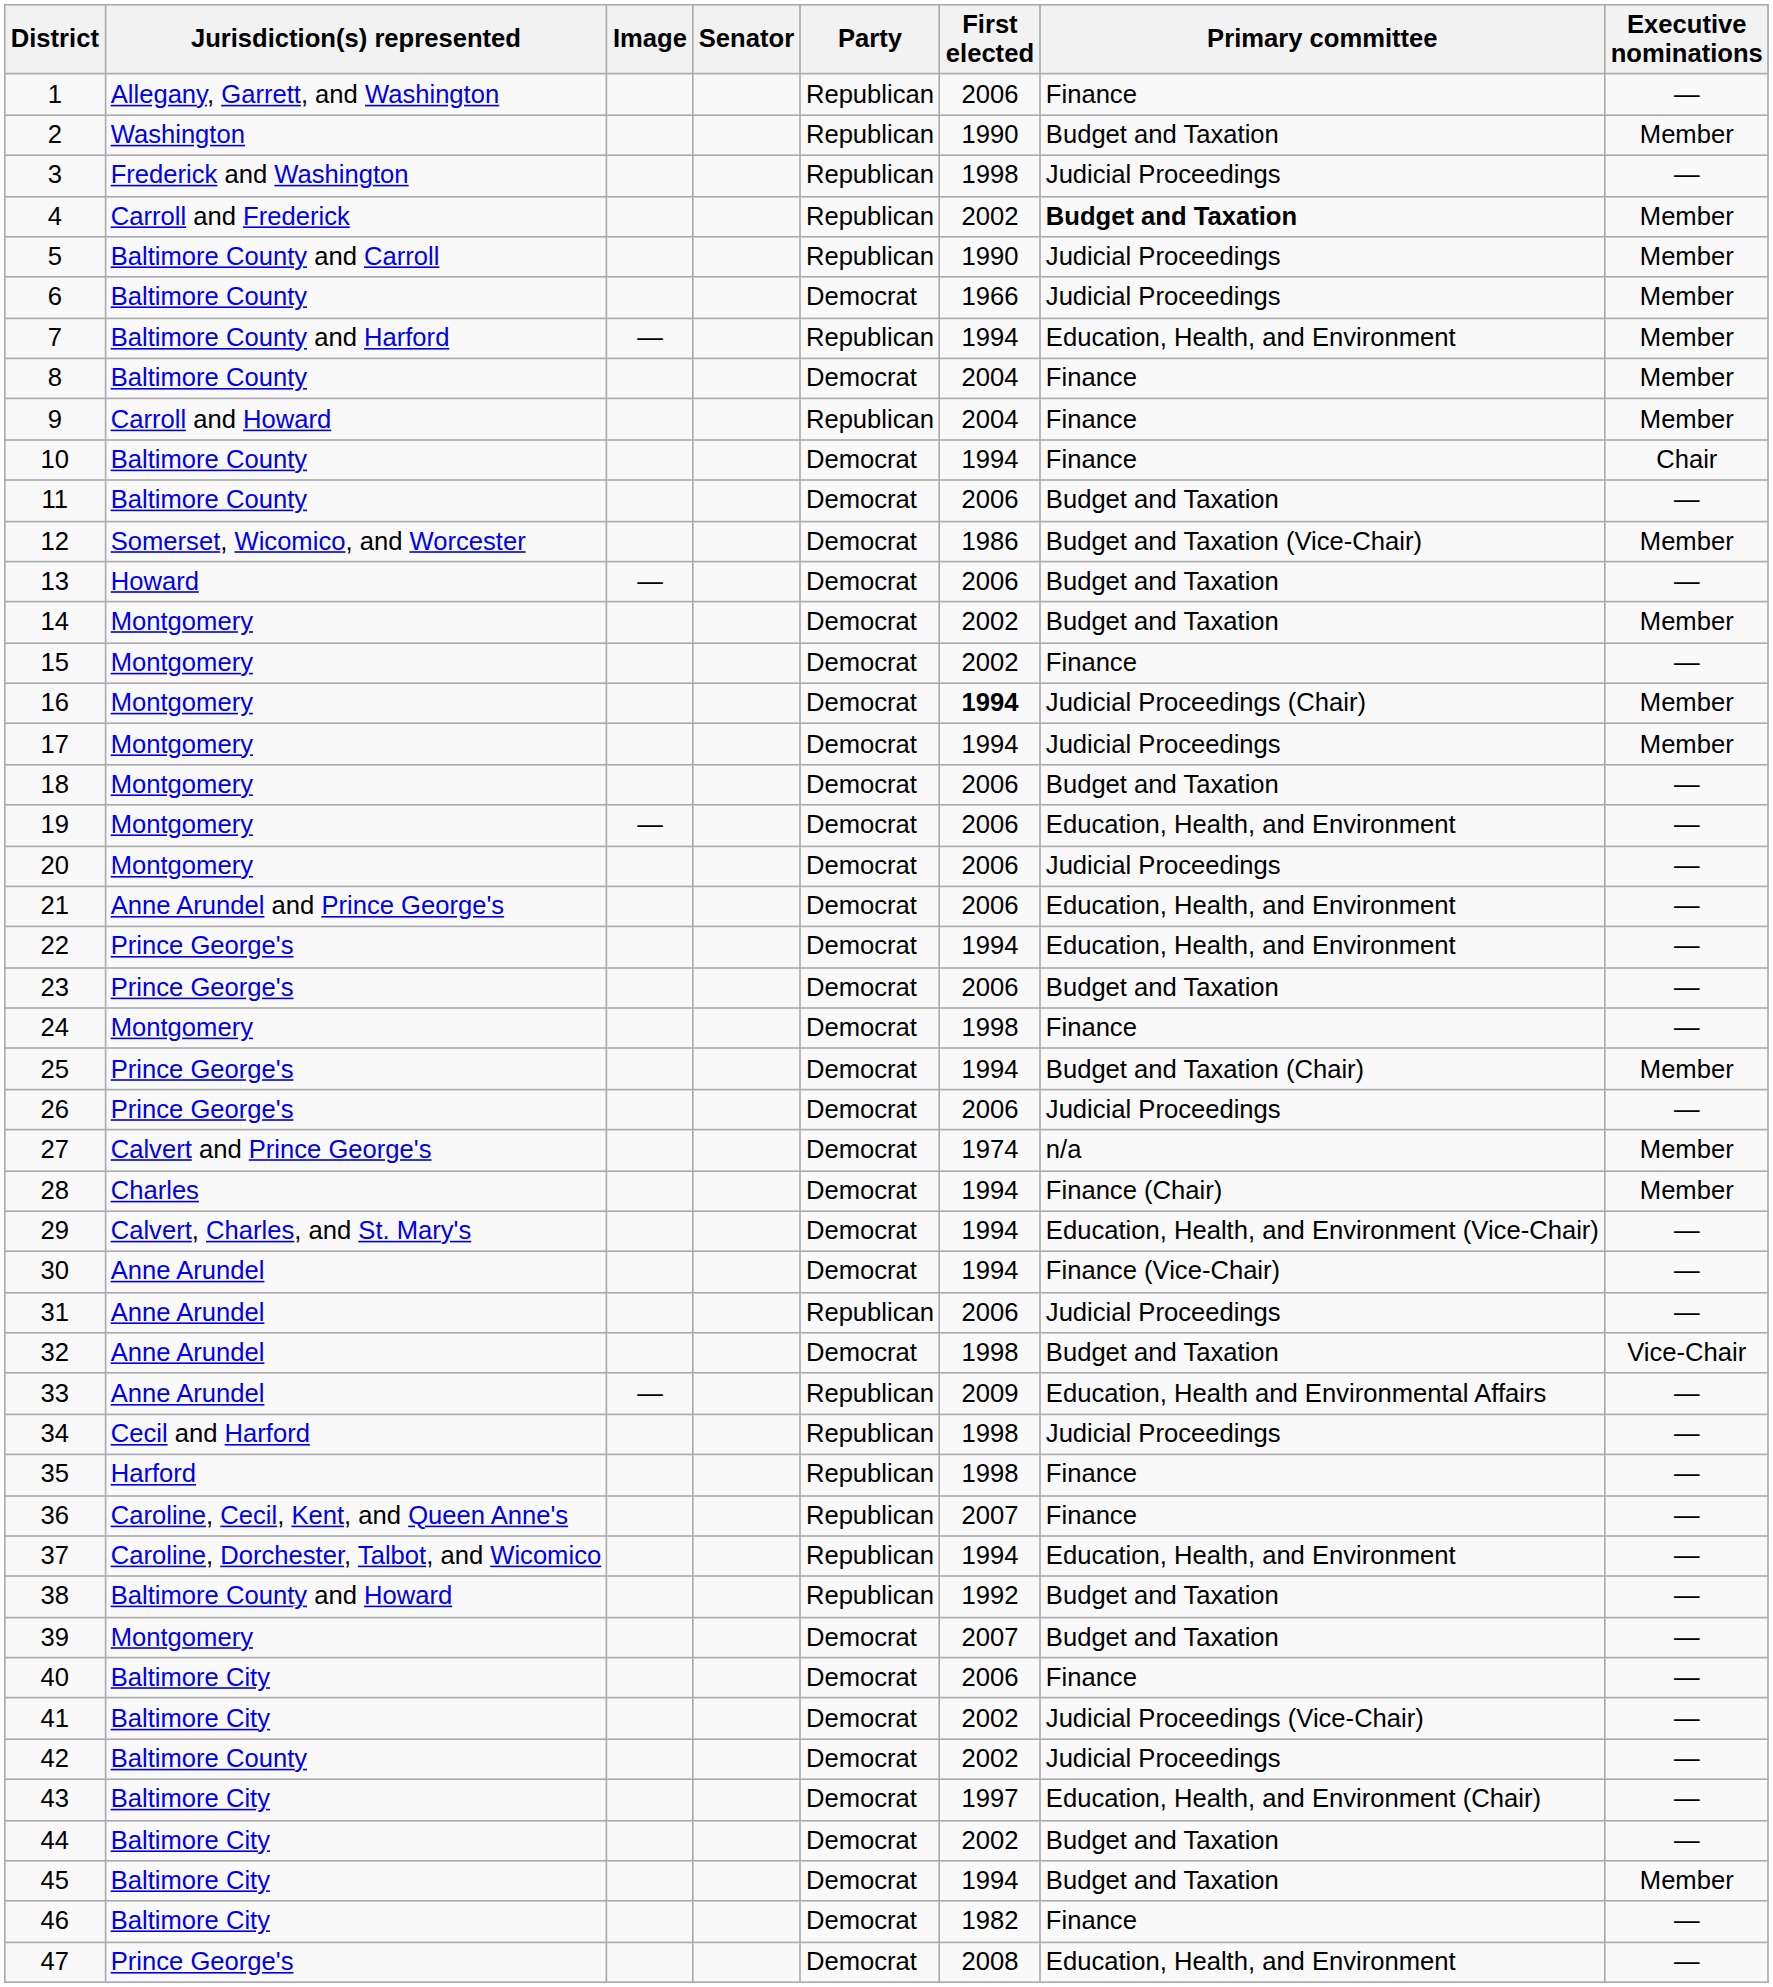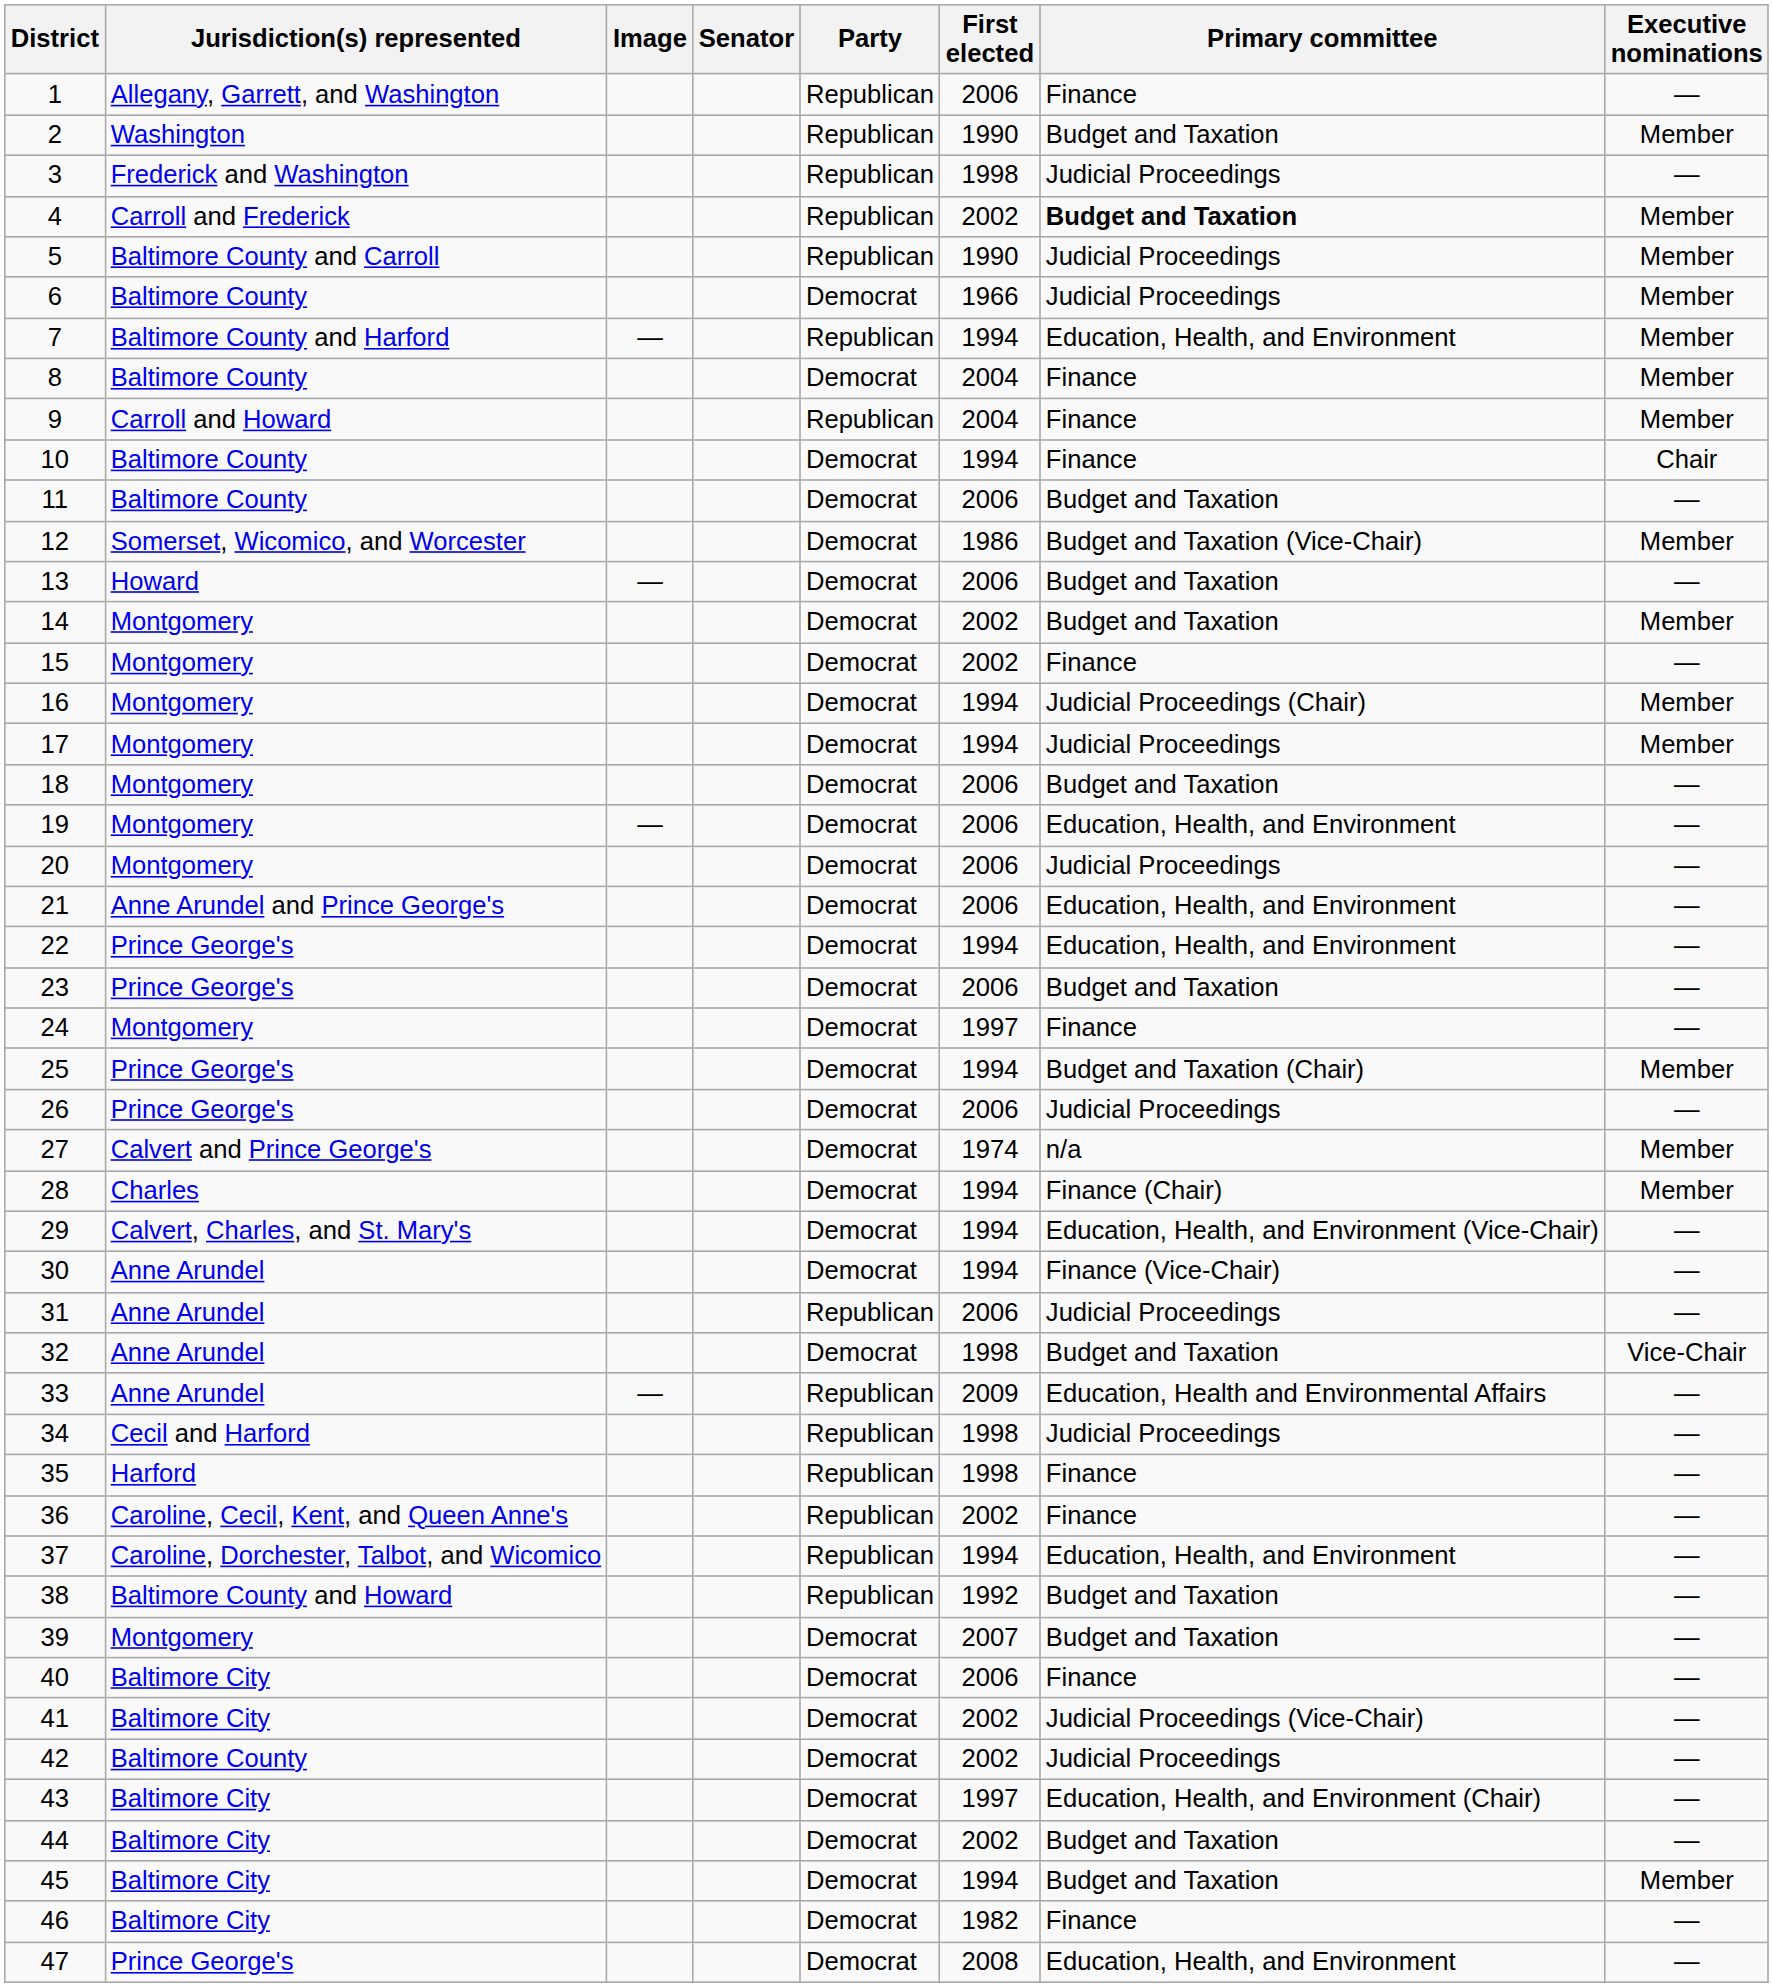(990, 703) bold -> (990, 703) normal
(990, 1028) 1998 -> (990, 1028) 1997
(990, 1515) 2007 -> (990, 1515) 2002
